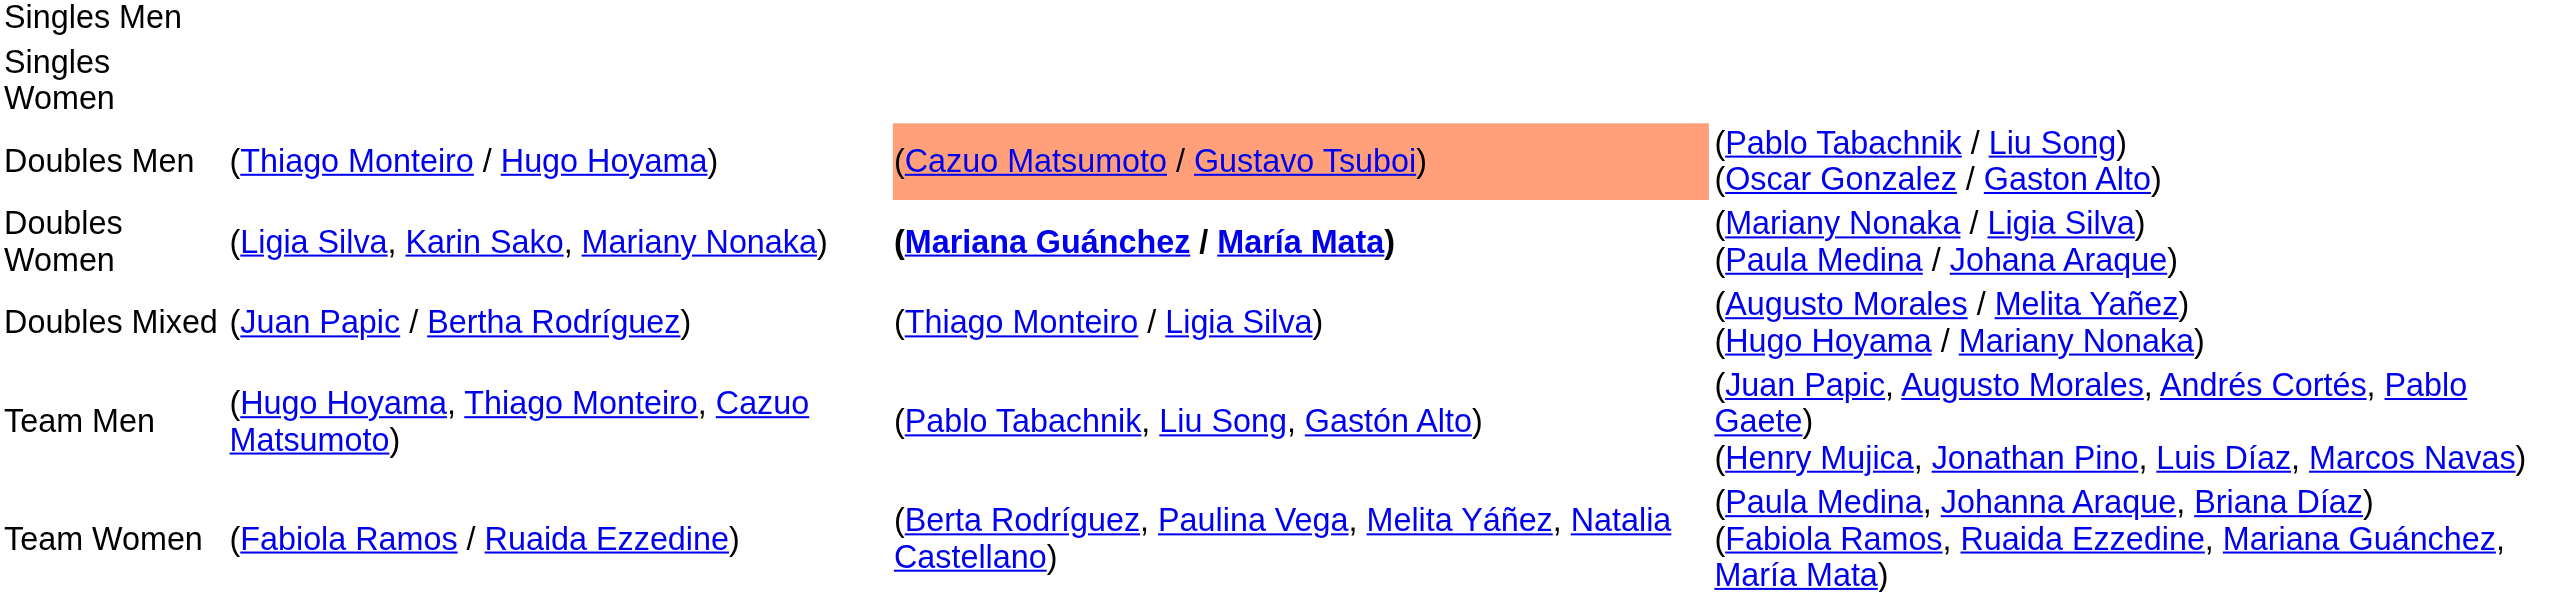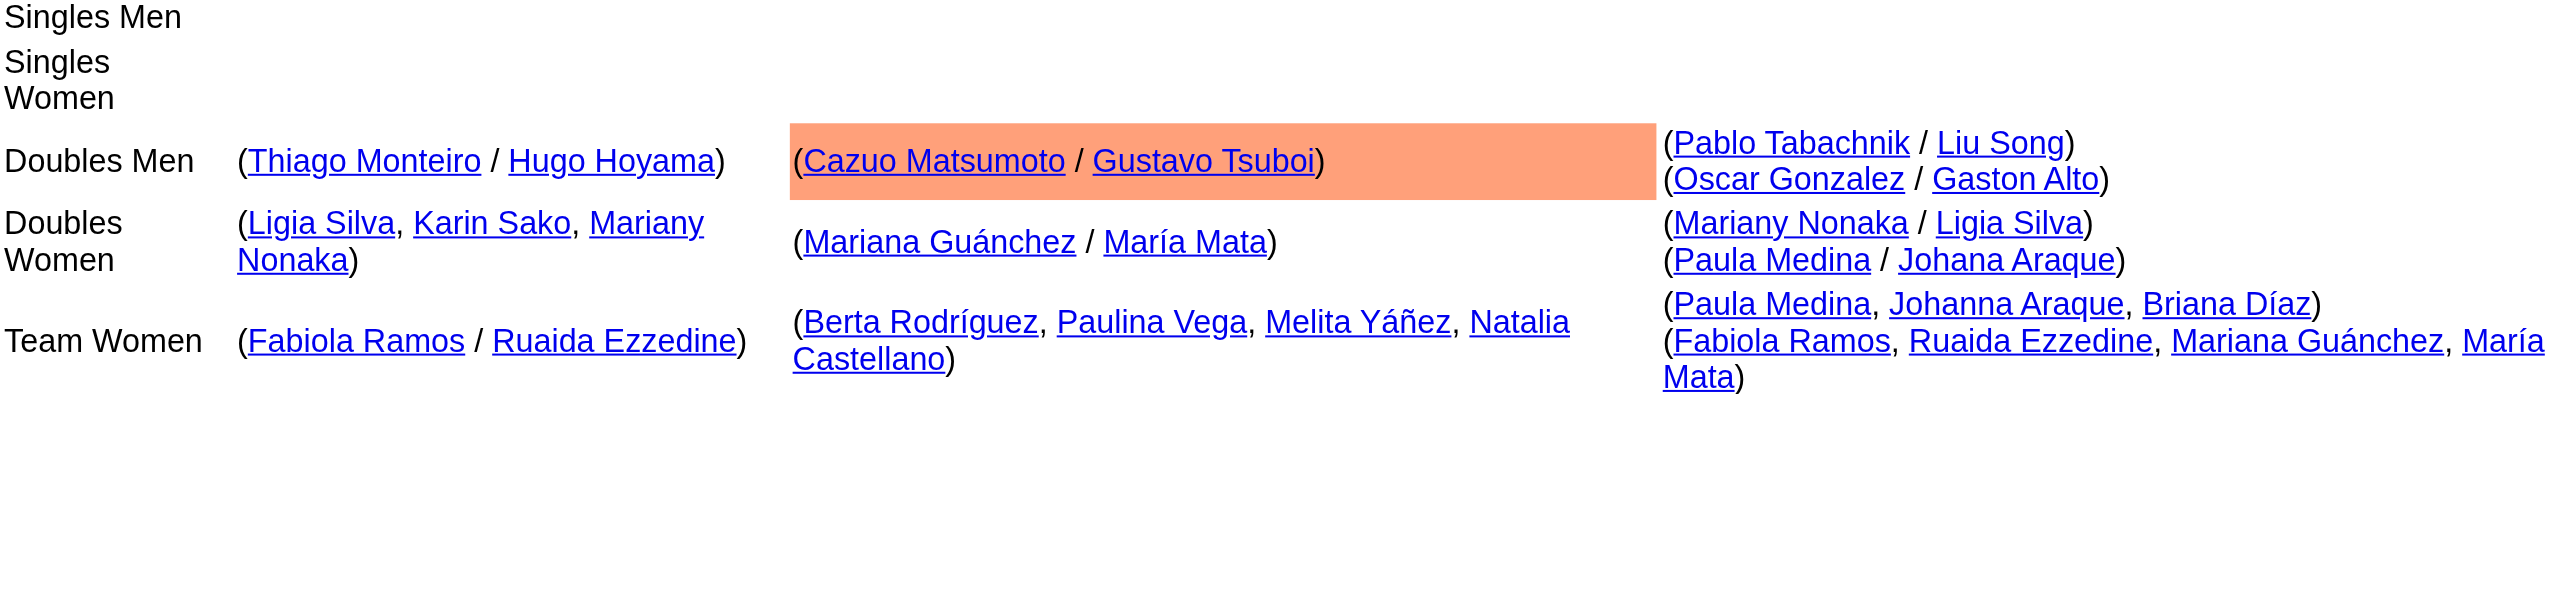(1145, 241) bold -> (1035, 241) normal
- row: (111, 322)
- row: (80, 421)
